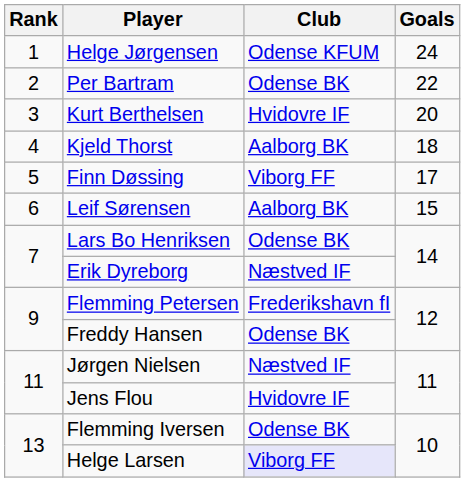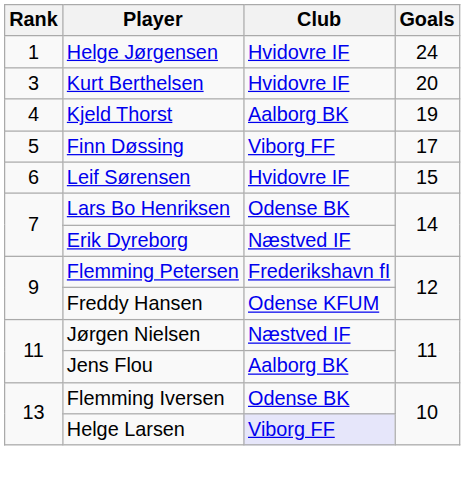(314, 51) Odense KFUM -> (299, 51) Hvidovre IF
- row: (120, 83)
(427, 146) 18 -> (427, 114) 19
(298, 209) Aalborg BK -> (299, 177) Hvidovre IF
(299, 334) Odense BK -> (314, 303) Odense KFUM
(299, 397) Hvidovre IF -> (298, 366) Aalborg BK
